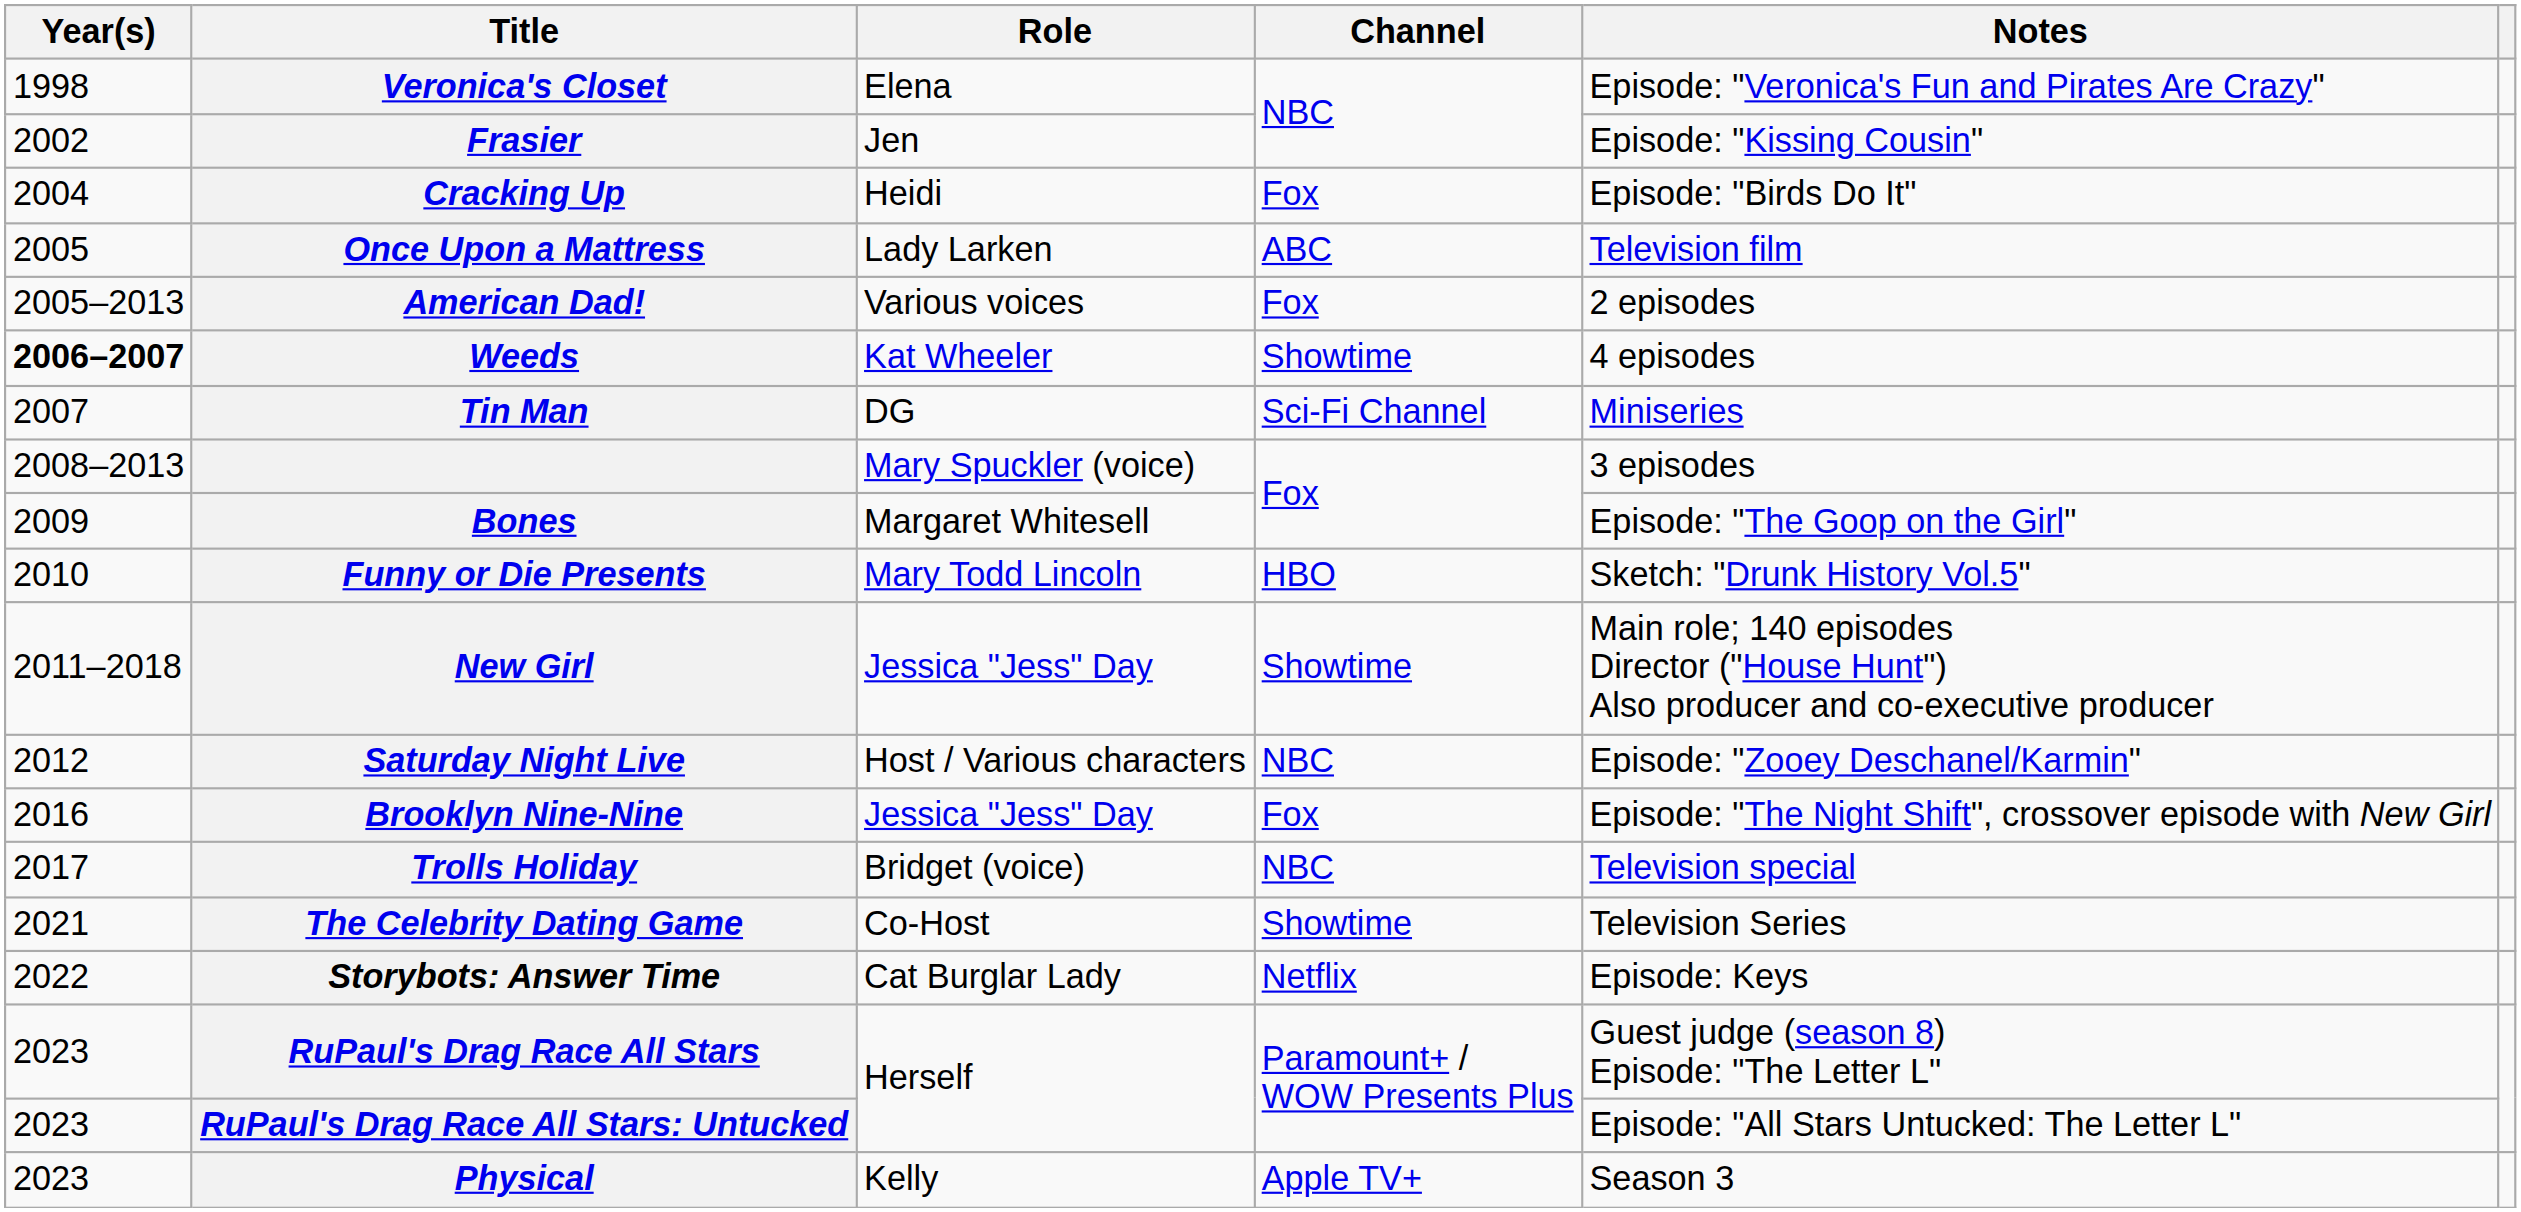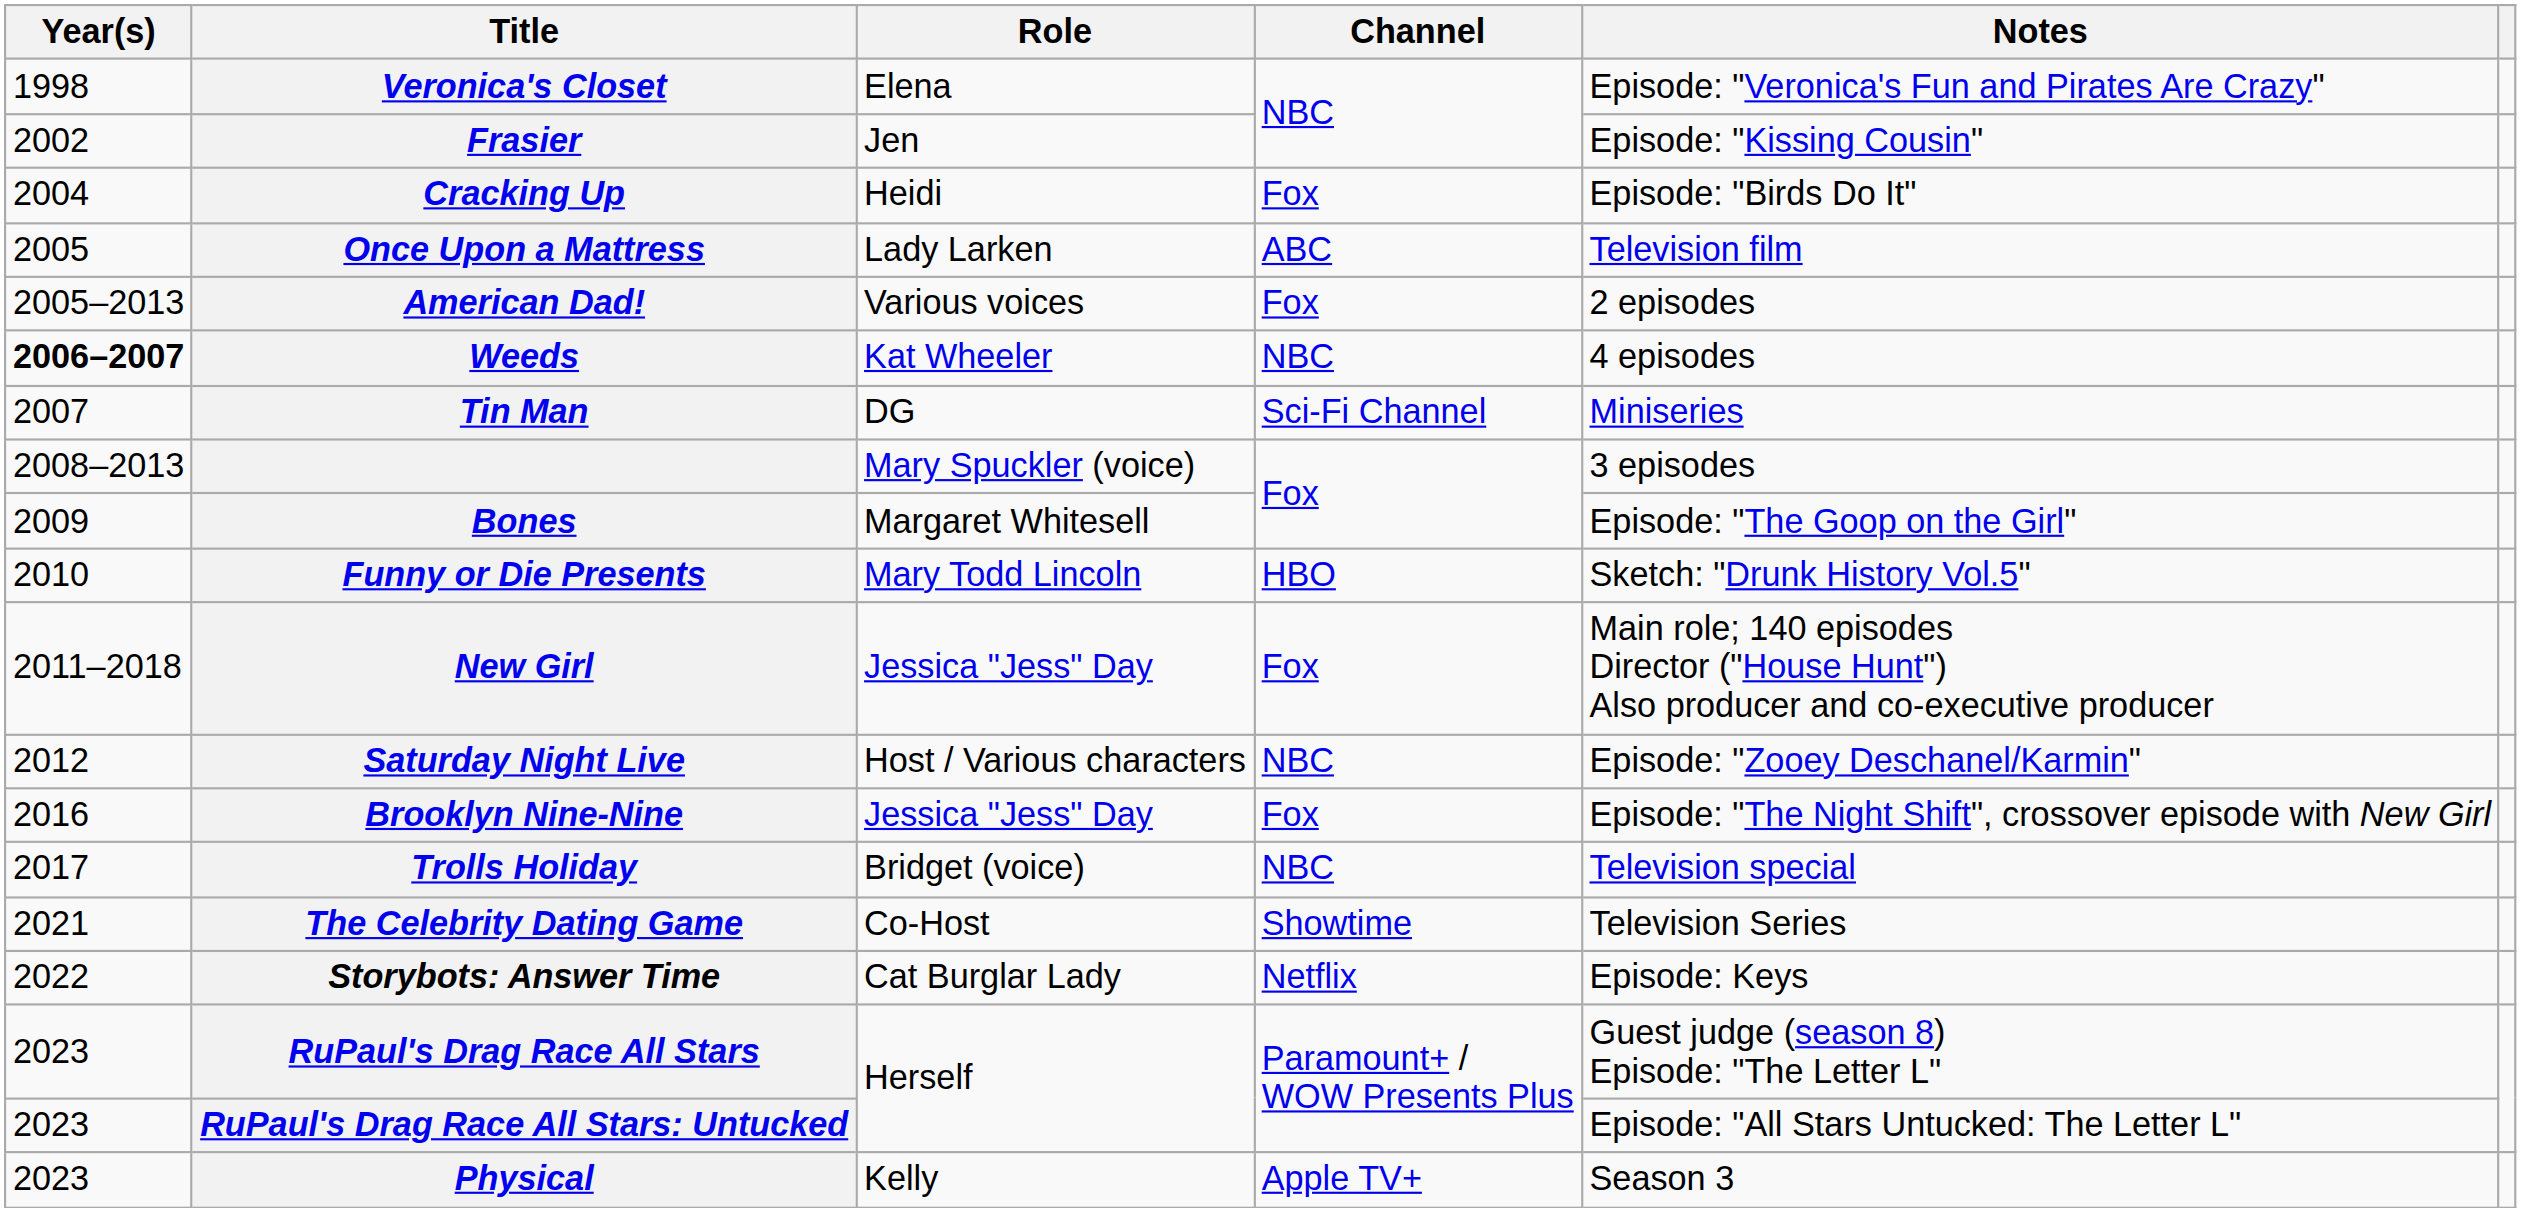(1337, 357) Showtime -> (1298, 357) NBC
(1337, 667) Showtime -> (1290, 667) Fox
